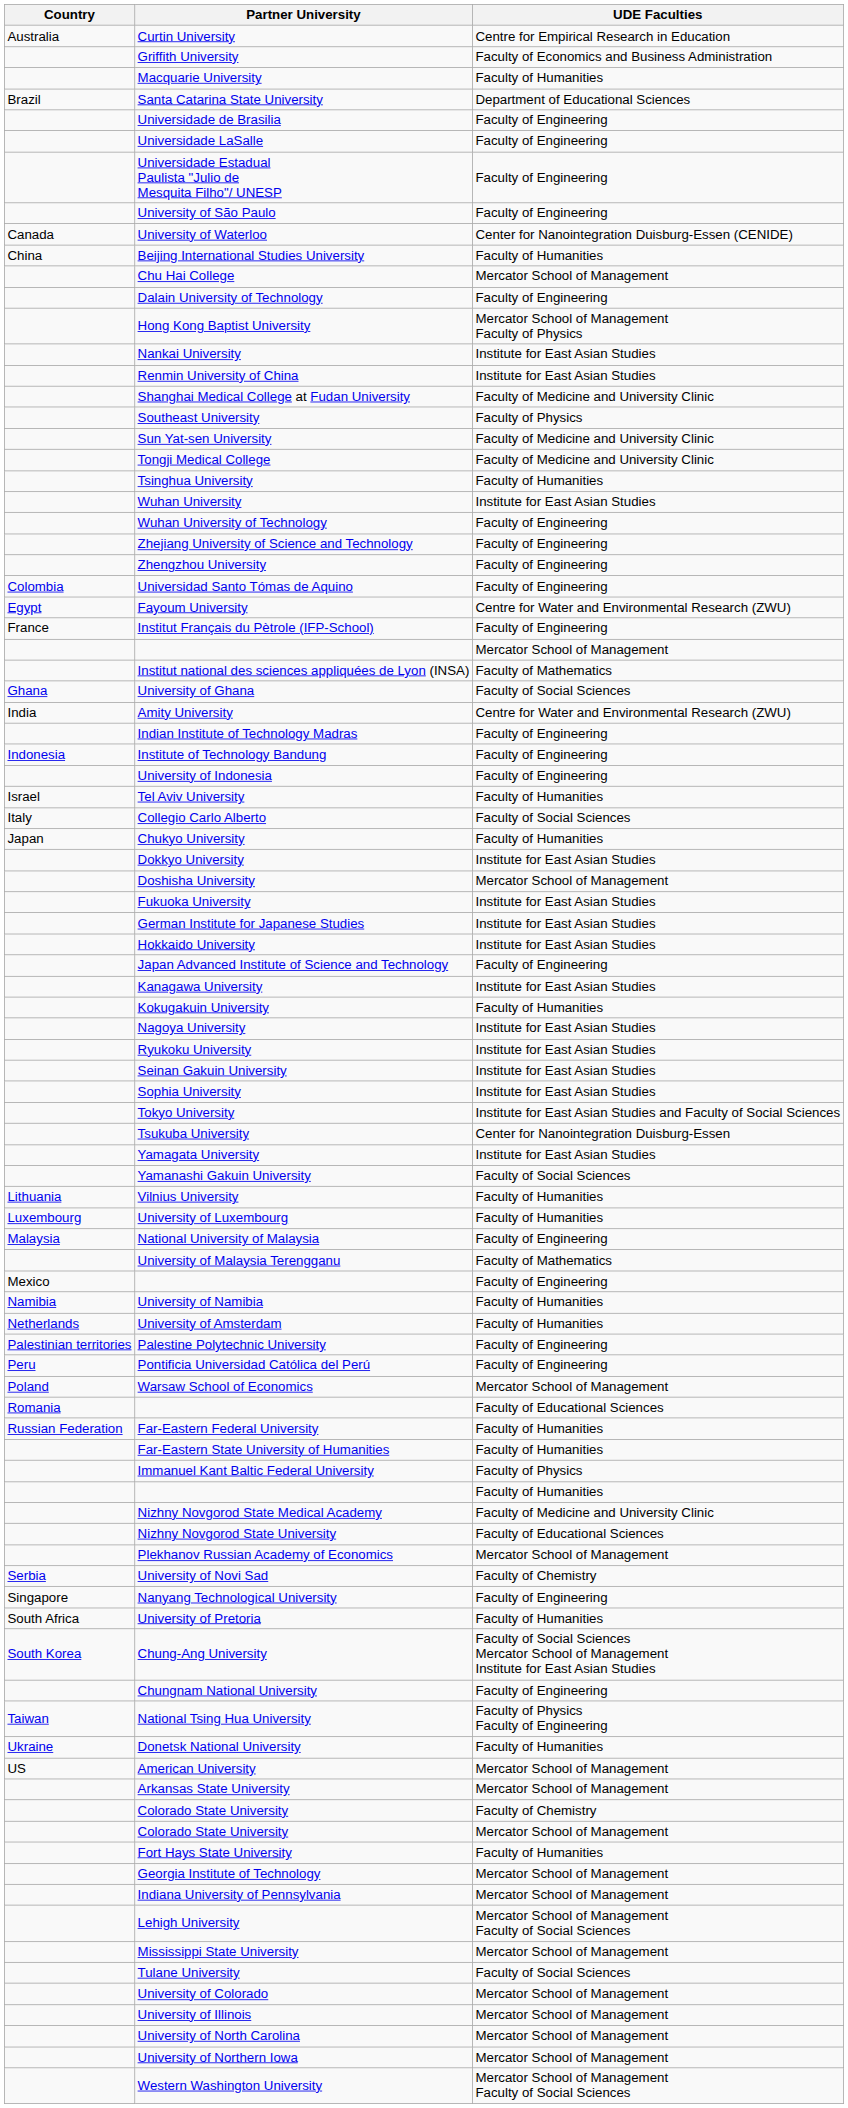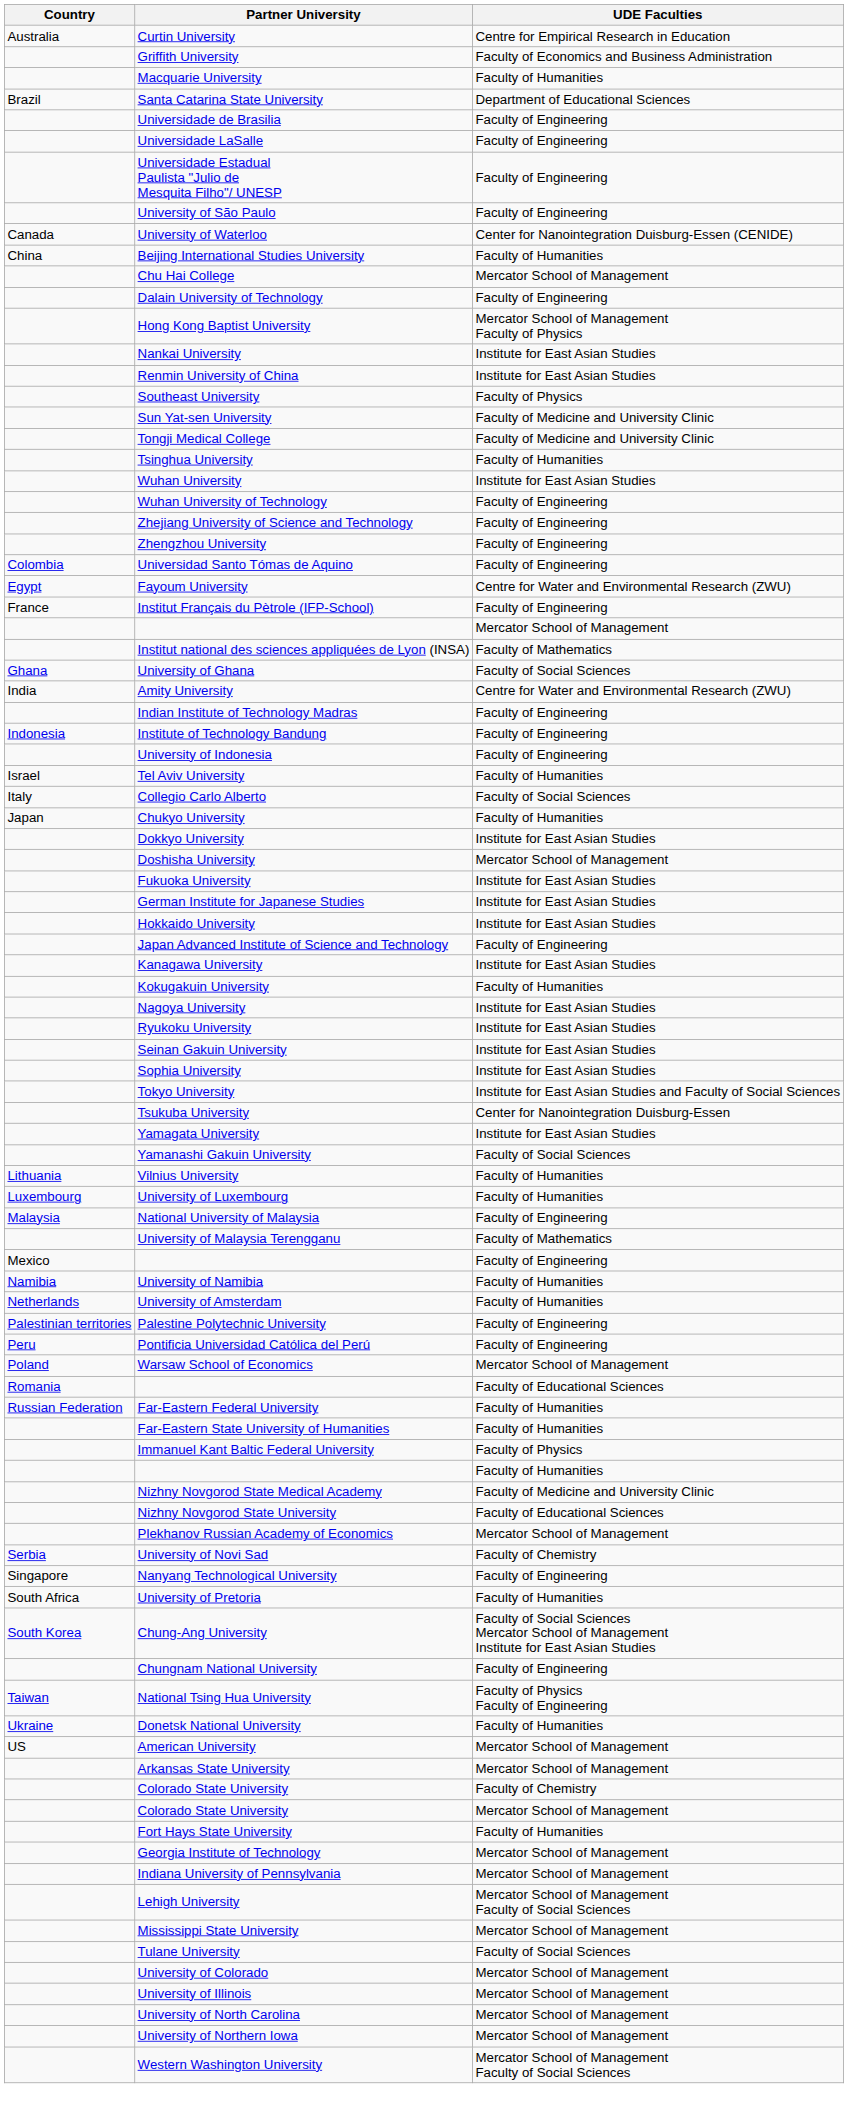- row: (274, 396)
